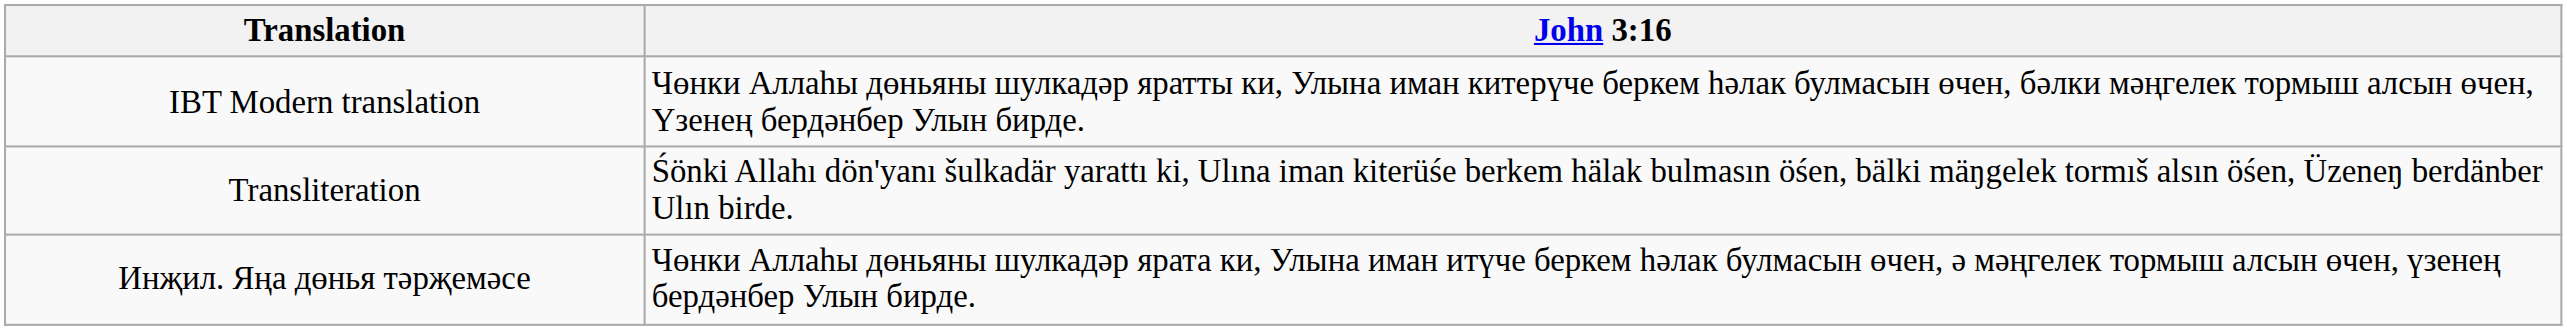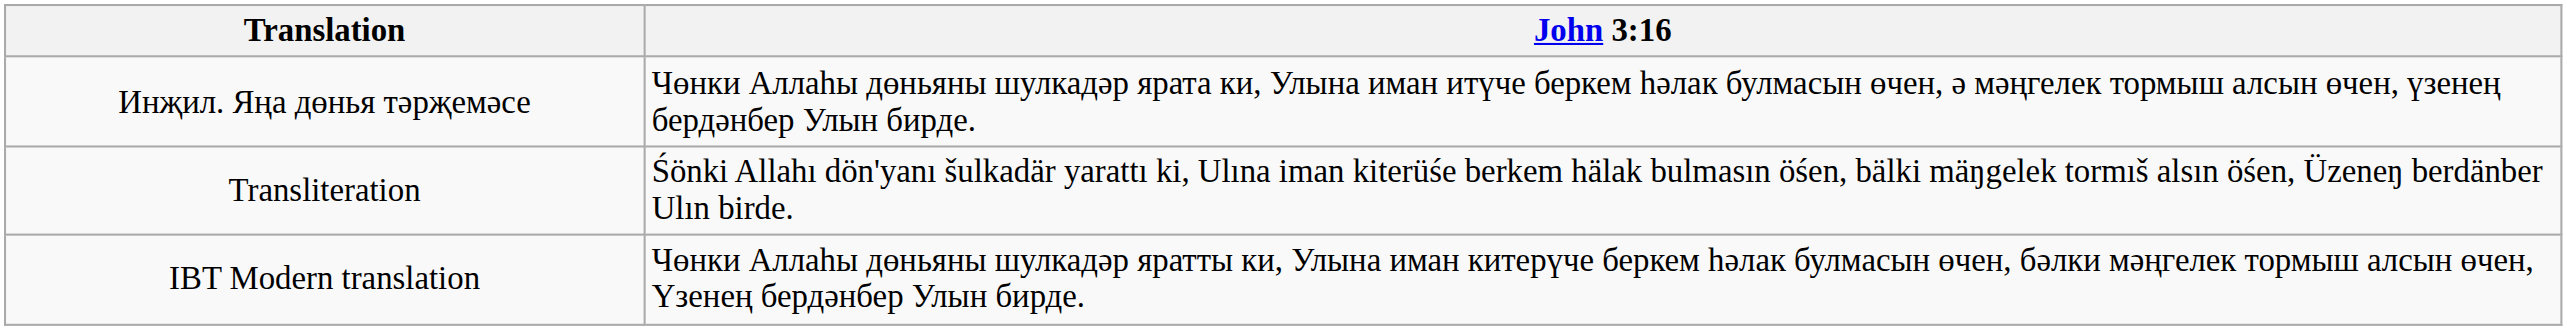rows swapped: (325, 100) <-> (325, 278)
